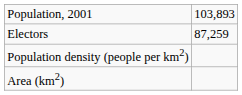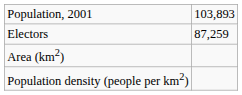rows swapped: (36, 78) <-> (98, 55)
